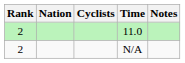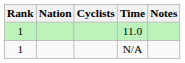(20, 31) 2 -> (20, 31) 1
(20, 49) 2 -> (20, 49) 1
